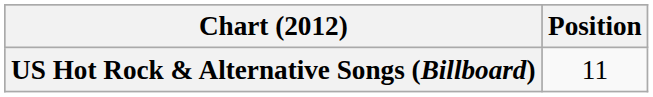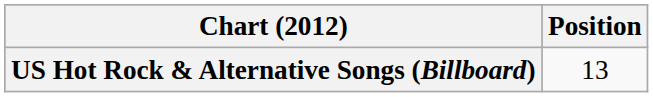(595, 69) 11 -> (595, 69) 13
